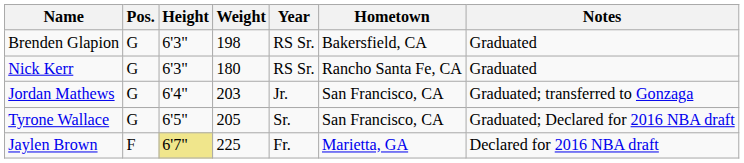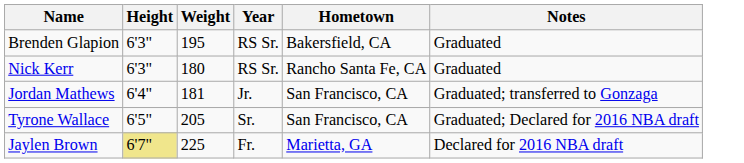- column: (141, 17)
(229, 42) 198 -> (193, 42) 195
(229, 94) 203 -> (193, 94) 181
